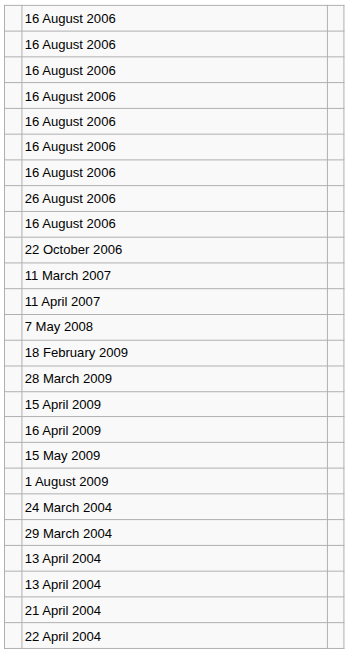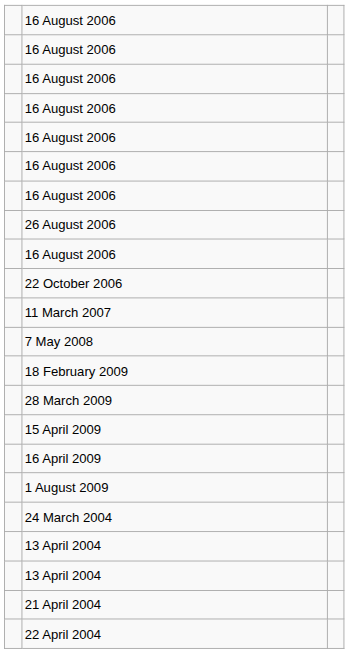- row: (13, 301)
- row: (13, 456)
- row: (13, 533)
